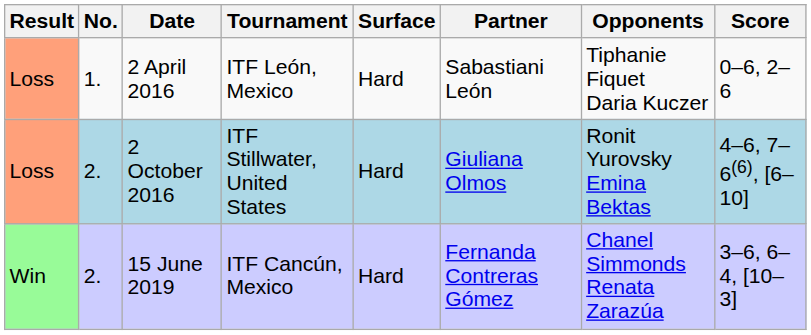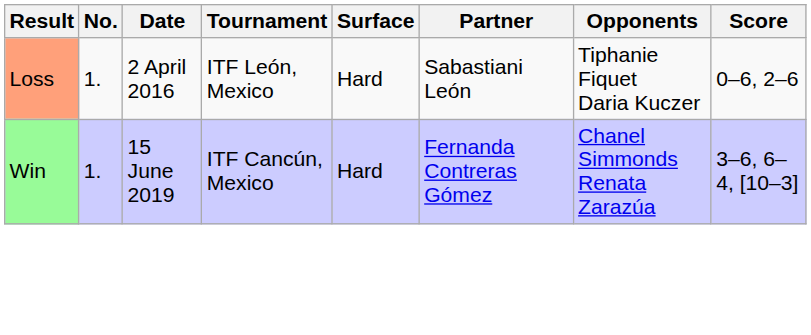- row: (165, 171)
(93, 276) 2. -> (93, 171) 1.
